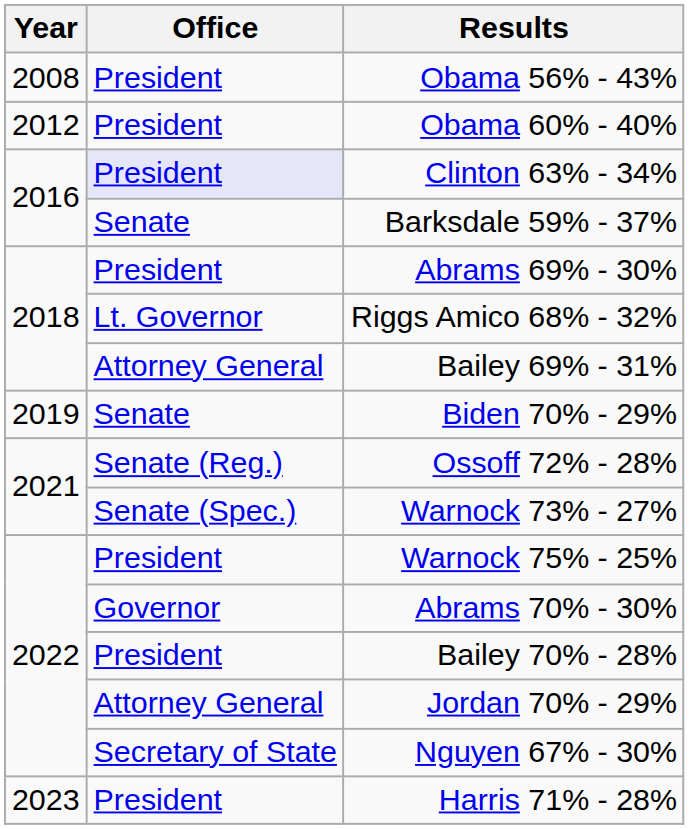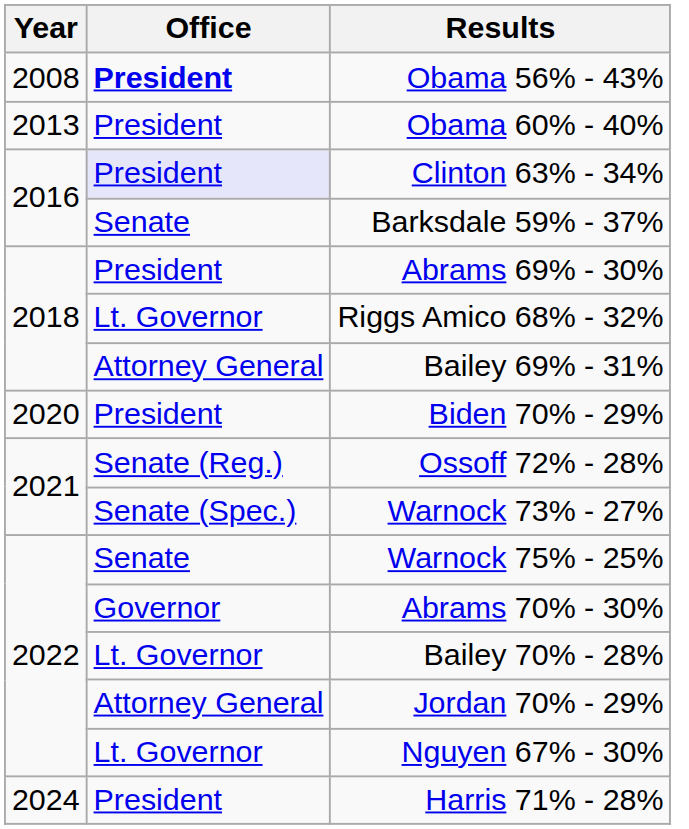(158, 76) normal -> (163, 76) bold
(46, 125) 2012 -> (46, 125) 2013
(46, 414) 2019 -> (46, 414) 2020
(142, 414) Senate -> (158, 414) President
(158, 558) President -> (142, 558) Senate
(158, 655) President -> (178, 655) Lt. Governor
(215, 751) Secretary of State -> (178, 751) Lt. Governor
(46, 800) 2023 -> (46, 800) 2024
